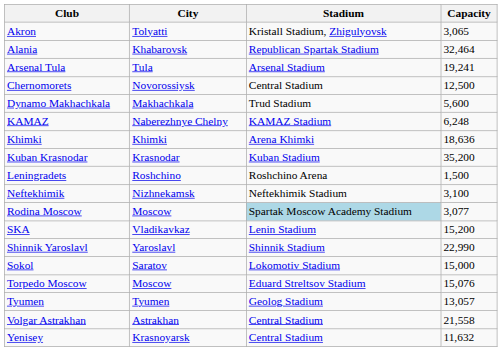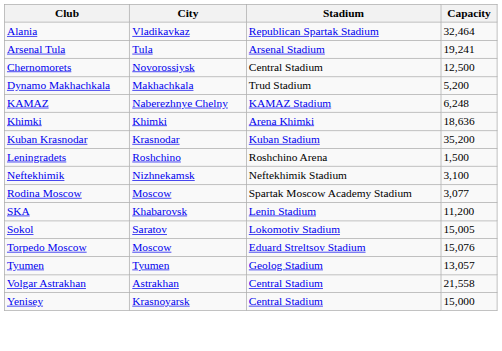- row: (21, 31)
(160, 49) Khabarovsk -> (161, 31) Vladikavkaz
(456, 103) 5,600 -> (456, 85) 5,200
(330, 211) lightblue background -> (330, 193) no background
(161, 229) Vladikavkaz -> (160, 211) Khabarovsk
(459, 229) 15,200 -> (459, 211) 11,200
- row: (47, 247)
(459, 265) 15,000 -> (459, 229) 15,005
(459, 337) 11,632 -> (459, 301) 15,000
